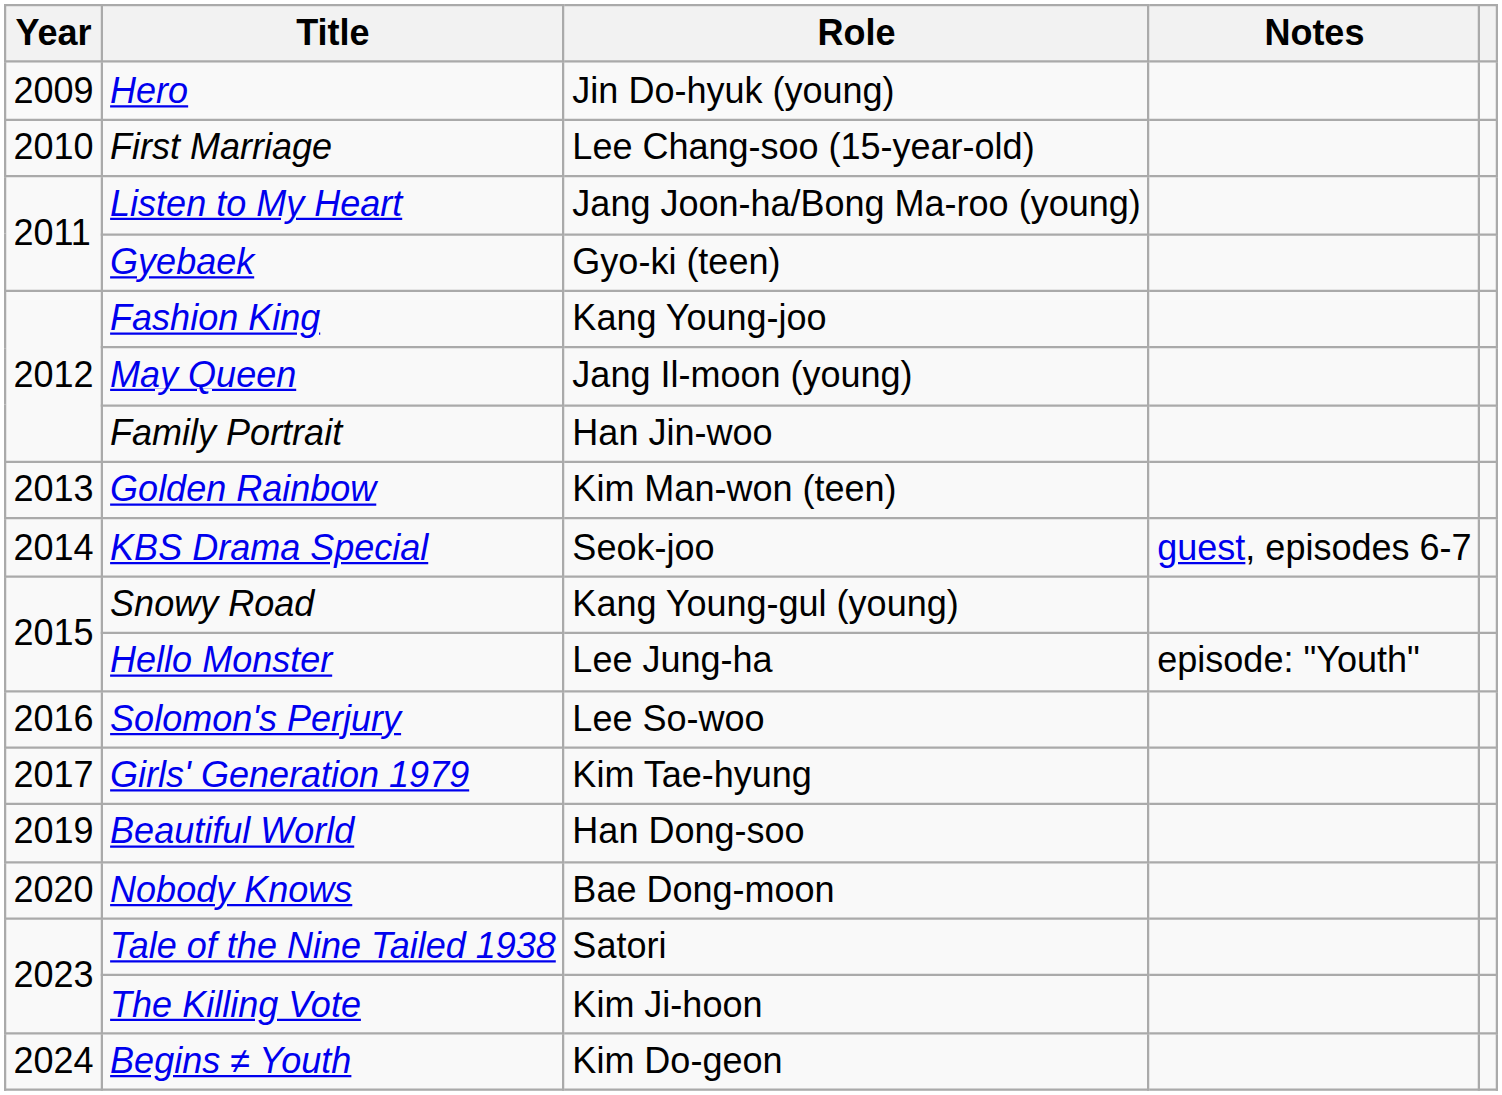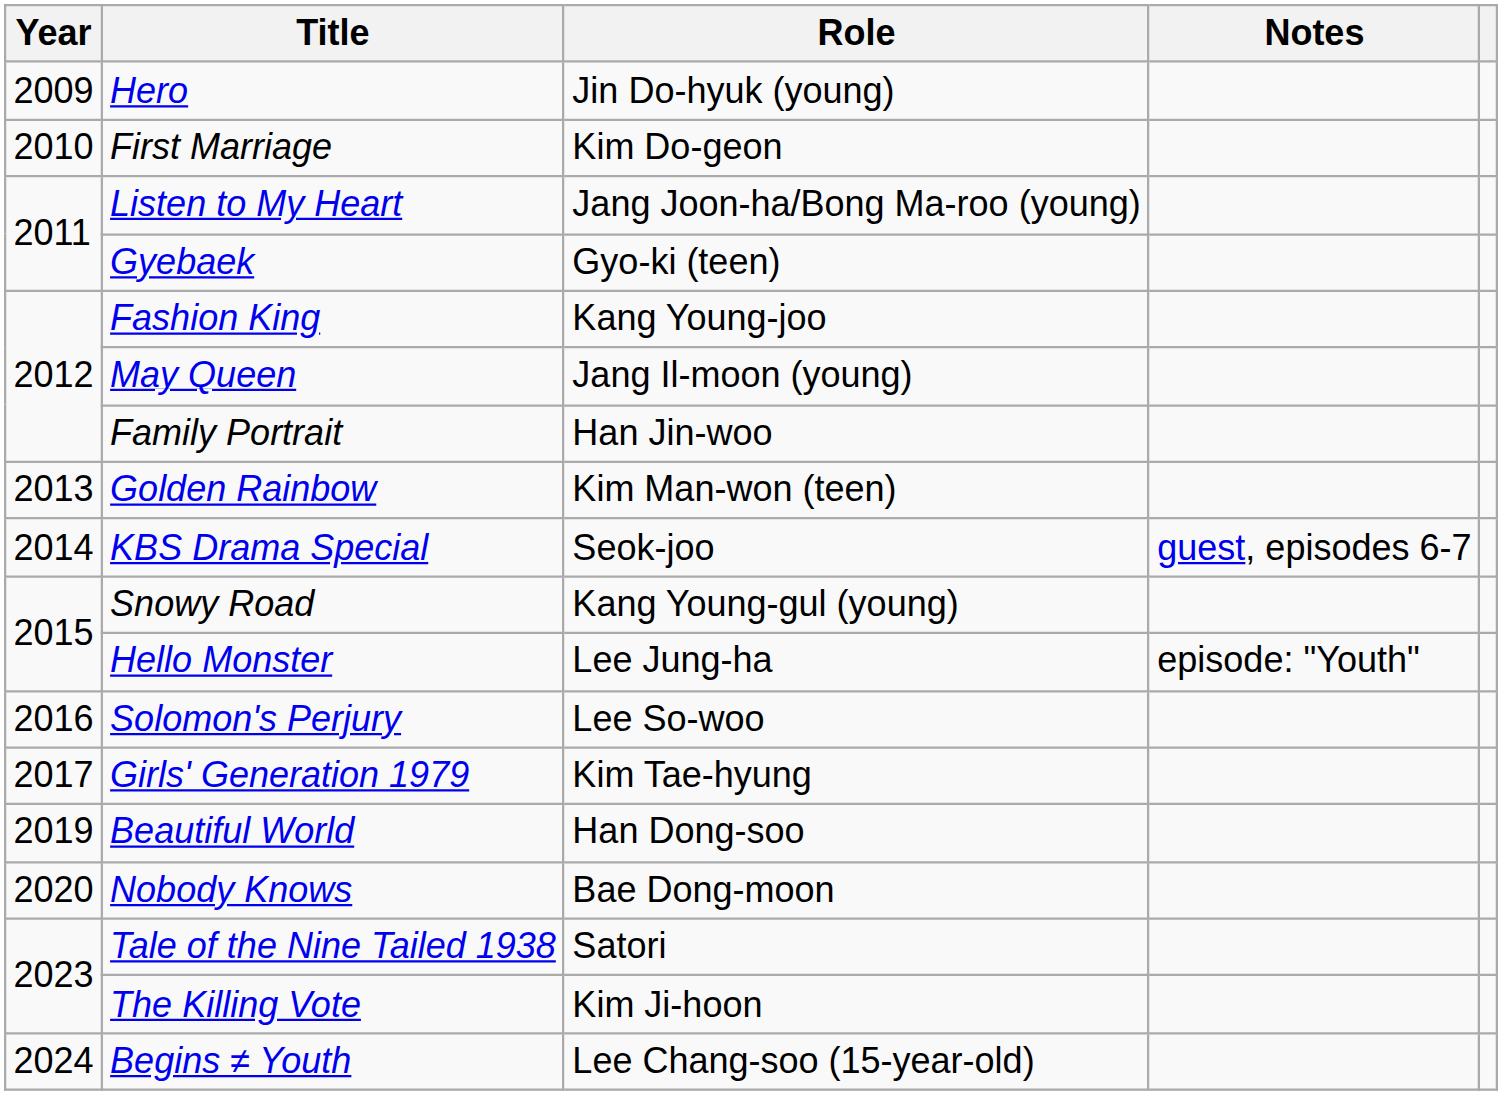(804, 147) Lee Chang-soo (15-year-old) -> (677, 147) Kim Do-geon
(677, 1060) Kim Do-geon -> (804, 1060) Lee Chang-soo (15-year-old)
